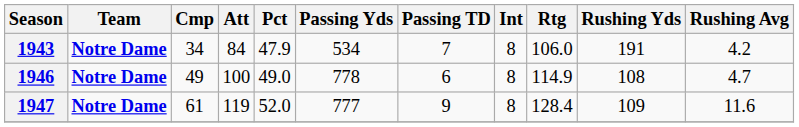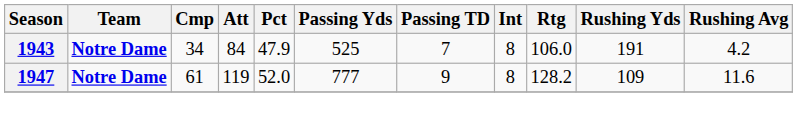(346, 48) 534 -> (346, 48) 525
- row: (36, 77)
(552, 106) 128.4 -> (551, 77) 128.2
